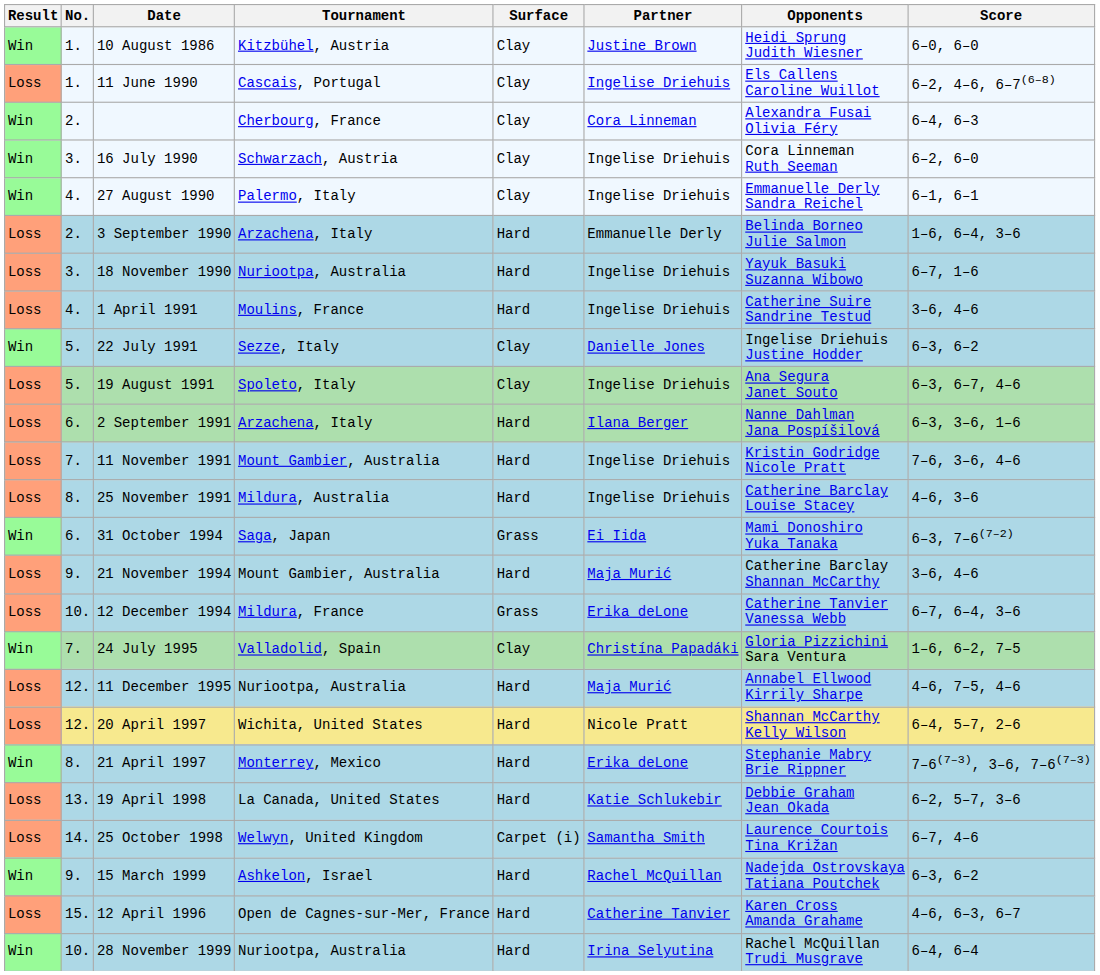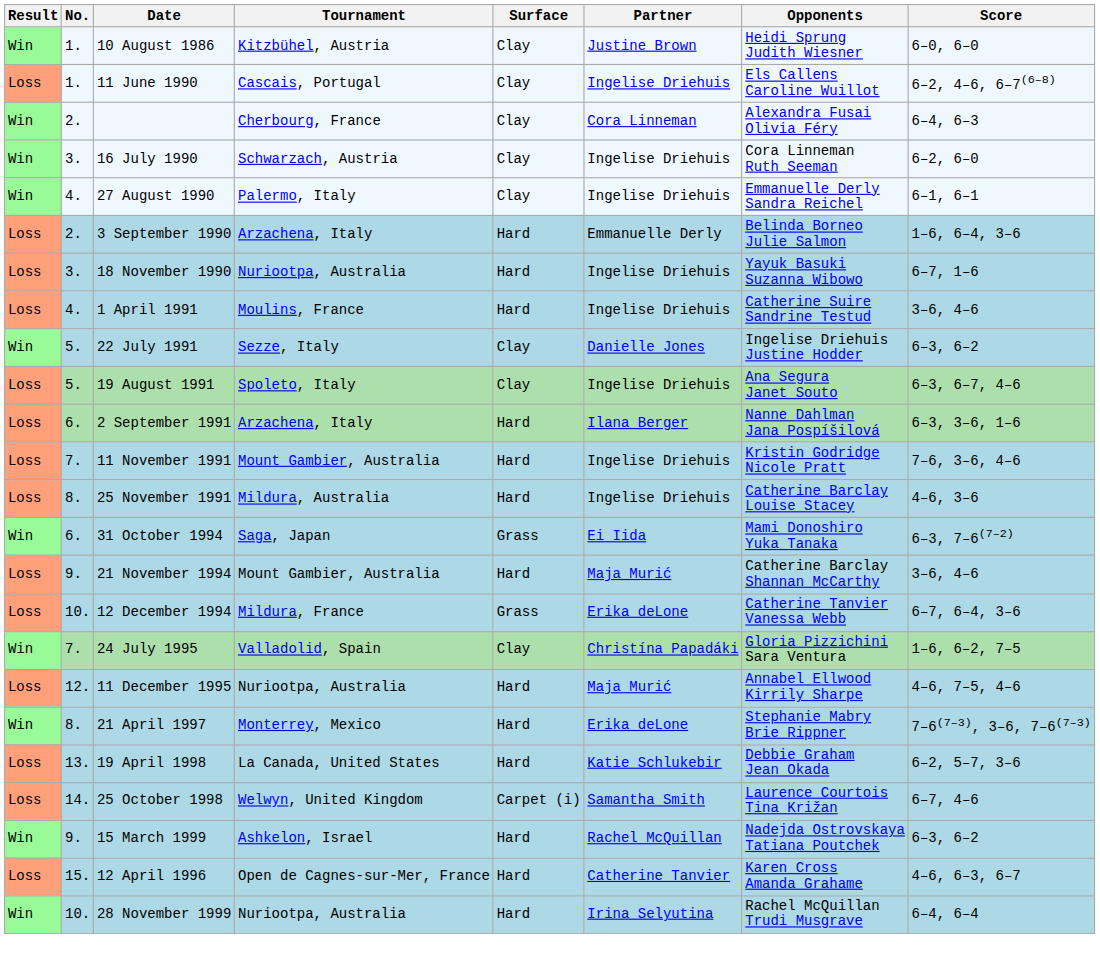- row: (151, 725)
